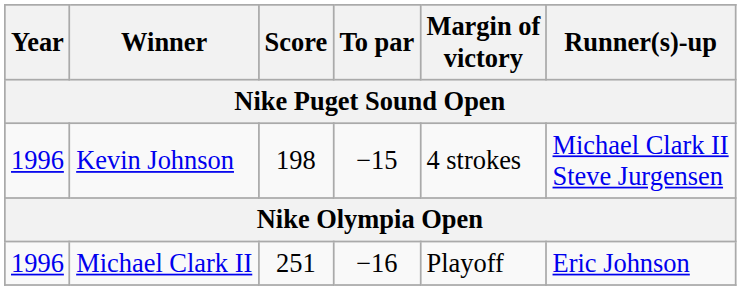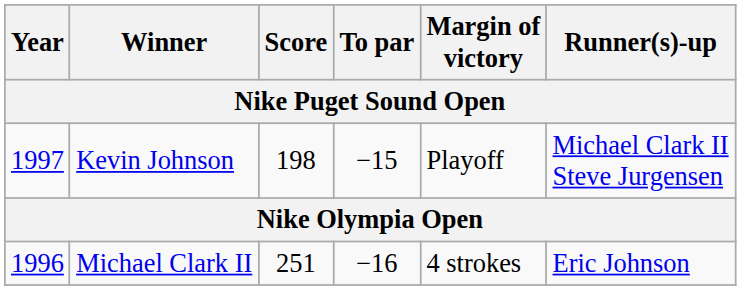(37, 160) 1996 -> (37, 160) 1997
(474, 160) 4 strokes -> (465, 160) Playoff
(465, 263) Playoff -> (474, 263) 4 strokes
